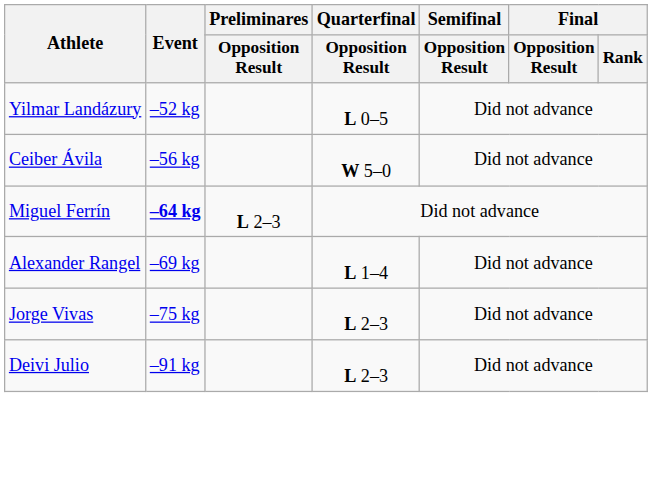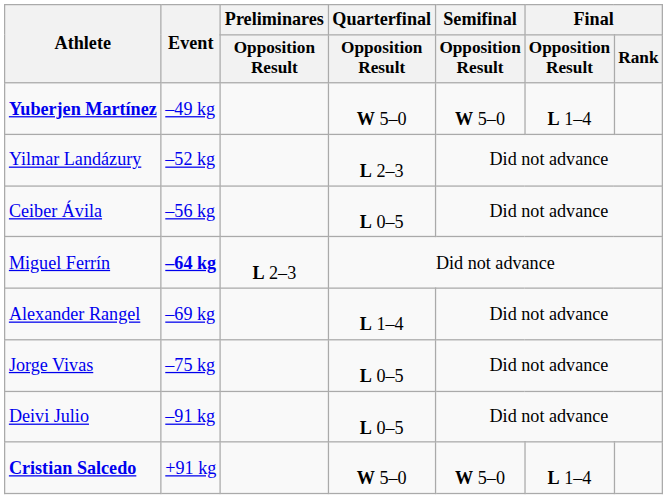+ row: (83, 108)
(366, 119) L 0–5 -> (382, 171) L 2–3
(366, 171) W 5–0 -> (382, 222) L 0–5
(366, 325) L 2–3 -> (382, 376) L 0–5
(366, 376) L 2–3 -> (382, 427) L 0–5
+ row: (73, 468)
